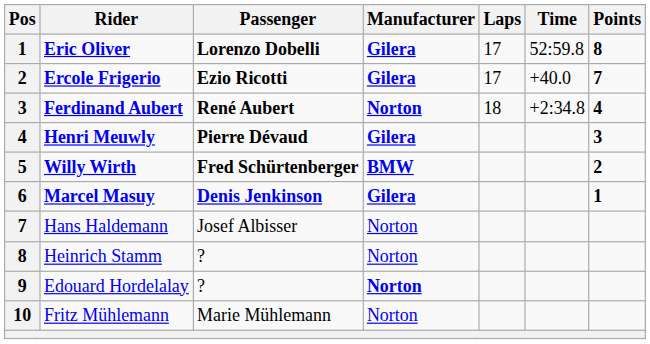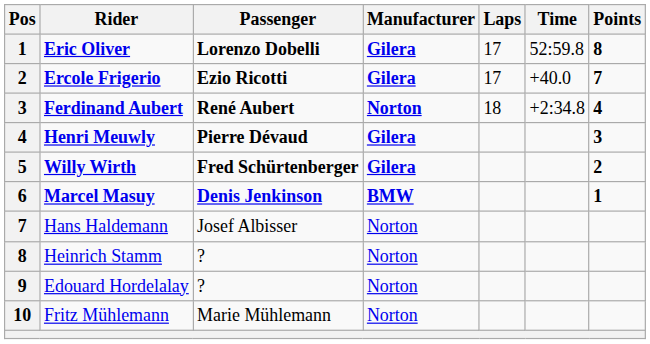(390, 167) BMW -> (391, 167) Gilera
(391, 196) Gilera -> (390, 196) BMW
(394, 285) bold -> (392, 285) normal
